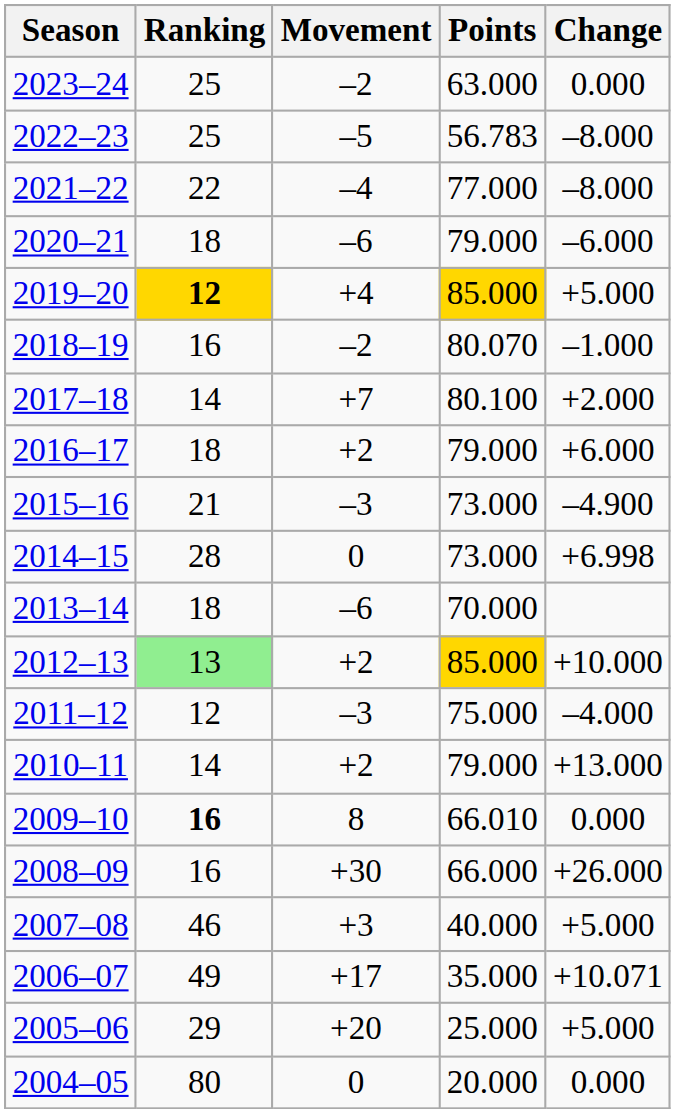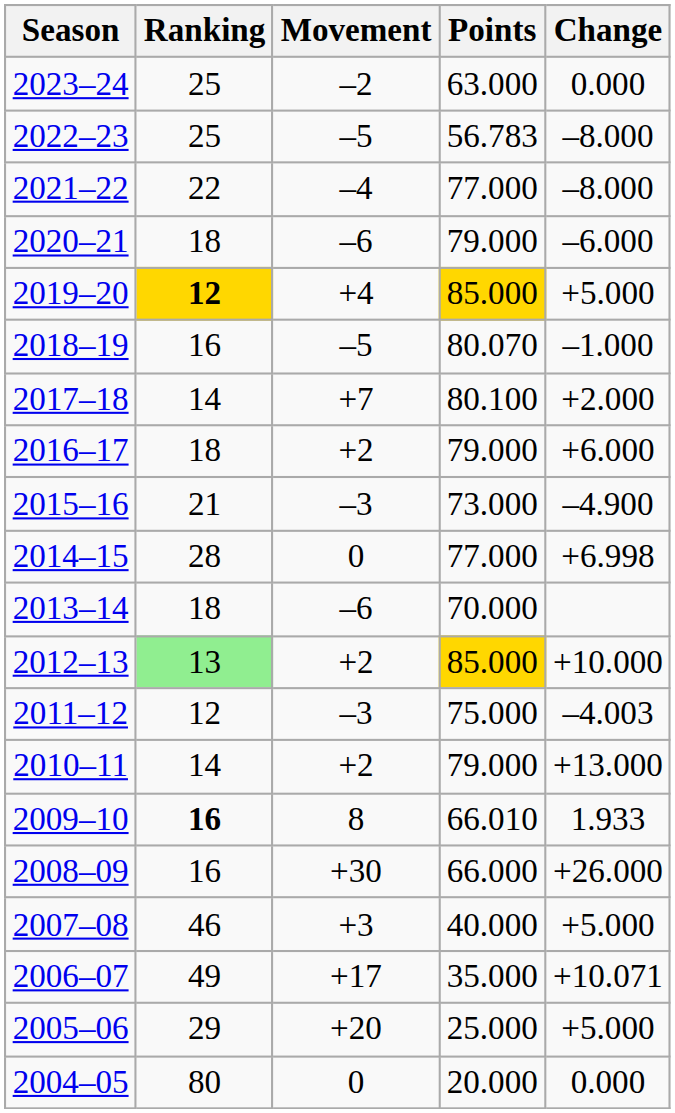(356, 345) –2 -> (356, 345) –5
(492, 556) 73.000 -> (492, 556) 77.000
(608, 713) –4.000 -> (608, 713) –4.003
(608, 818) 0.000 -> (608, 818) 1.933
